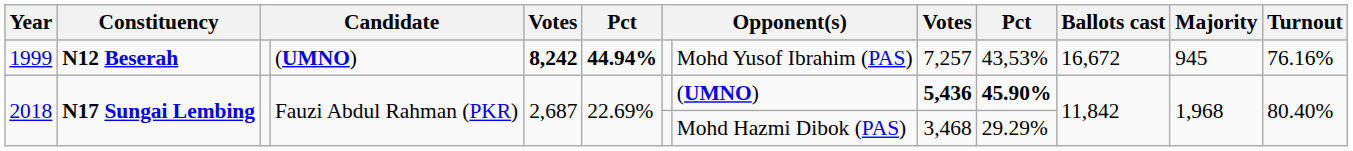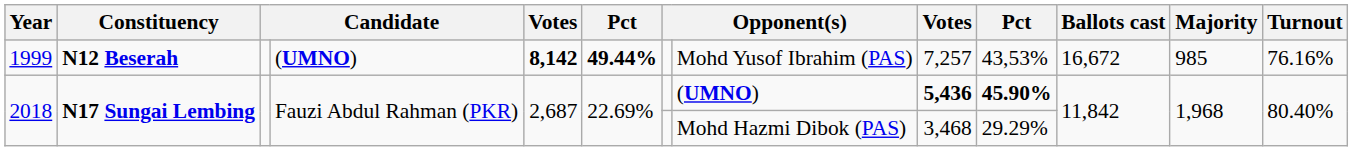(553, 57) 8,242 -> (553, 57) 8,142
(622, 57) 44.94% -> (622, 57) 49.44%
(1191, 57) 945 -> (1191, 57) 985
